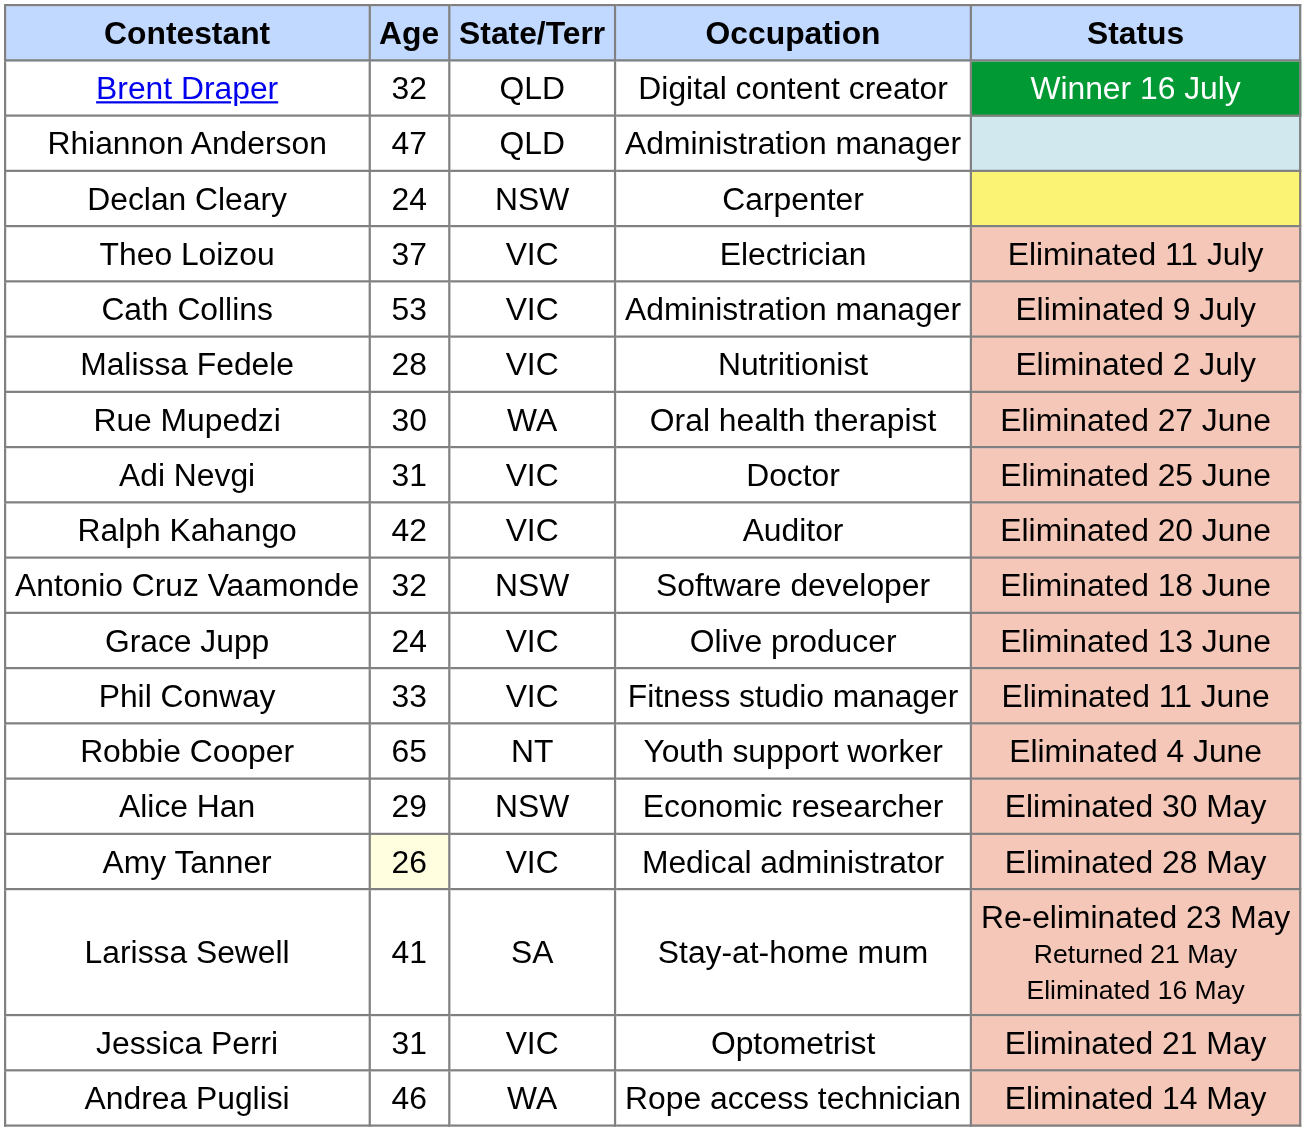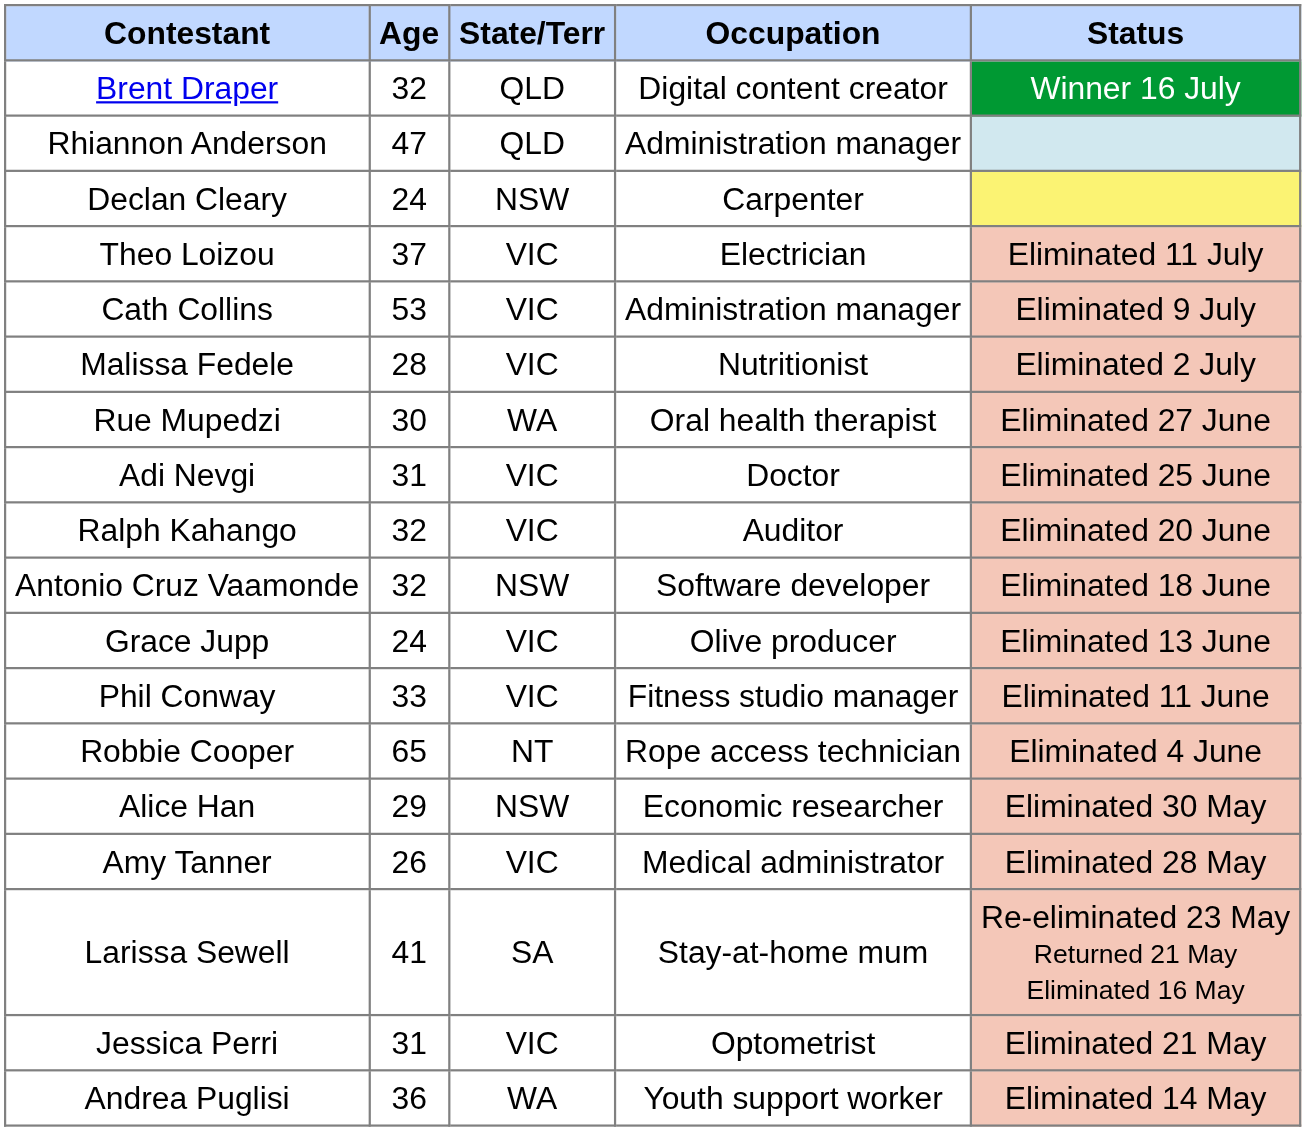(409, 530) 42 -> (409, 530) 32
(793, 751) Youth support worker -> (793, 751) Rope access technician
(409, 861) lightyellow background -> (409, 861) no background
(409, 1098) 46 -> (409, 1098) 36
(793, 1098) Rope access technician -> (793, 1098) Youth support worker
